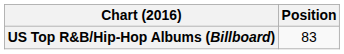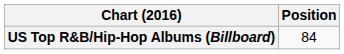(309, 37) 83 -> (309, 37) 84
